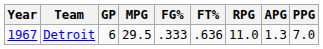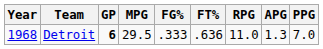(22, 35) 1967 -> (22, 35) 1968
(112, 35) normal -> (112, 35) bold
